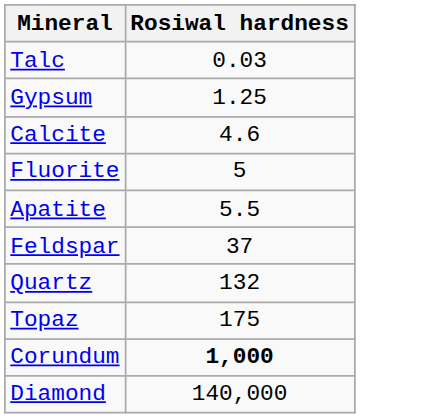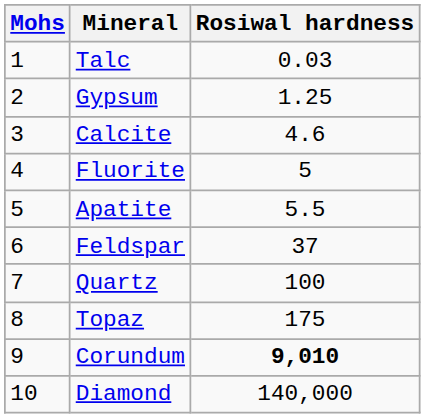+ column: (38, 23)
(240, 283) 132 -> (305, 283) 100
(240, 357) 1,000 -> (305, 357) 9,010
